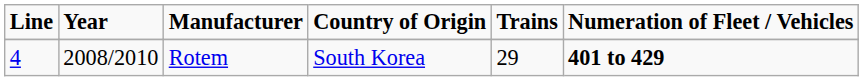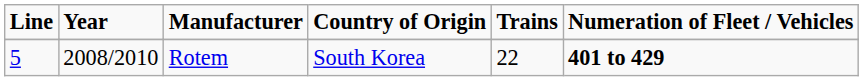(15, 57) 4 -> (15, 57) 5
(508, 57) 29 -> (508, 57) 22
